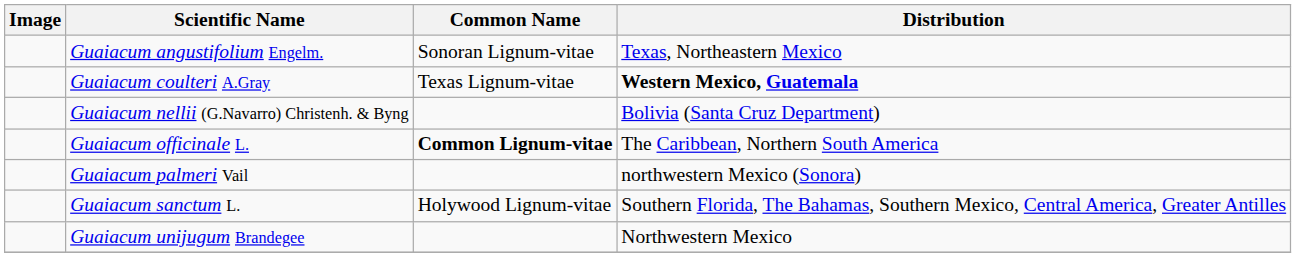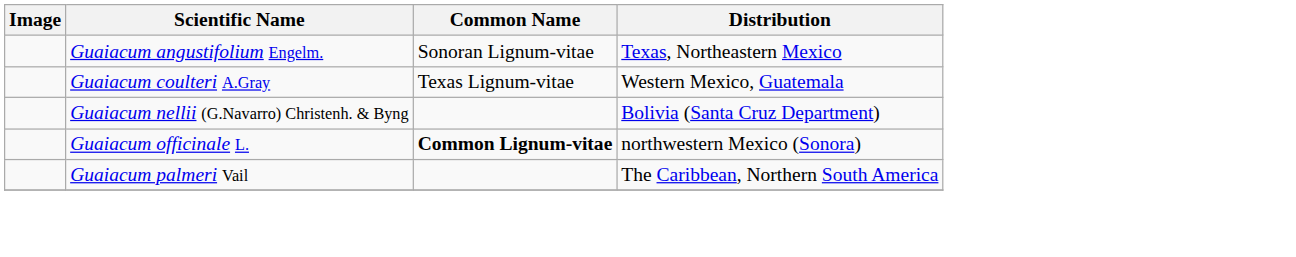(740, 81) bold -> (732, 81) normal
(780, 143) The Caribbean, Northern South America -> (741, 143) northwestern Mexico (Sonora)
(741, 174) northwestern Mexico (Sonora) -> (780, 174) The Caribbean, Northern South America
- row: (155, 205)
- row: (187, 236)
